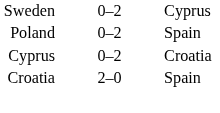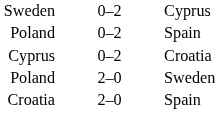+ row: (33, 77)
